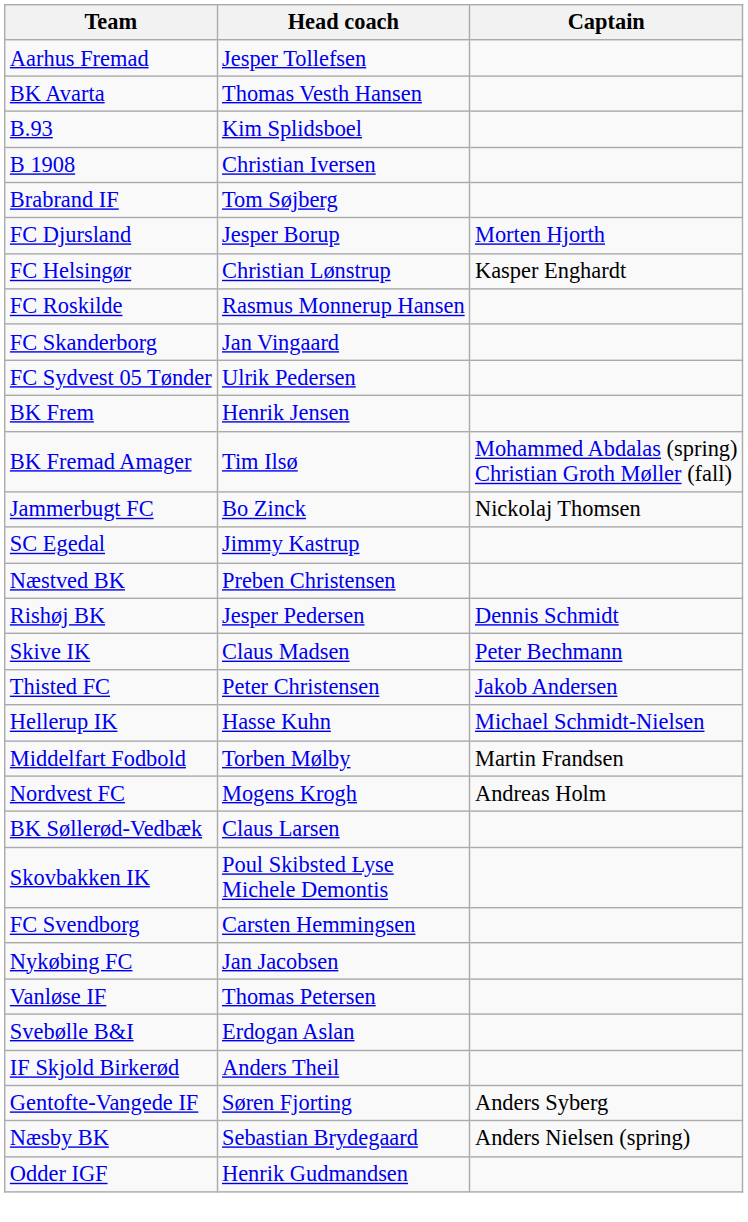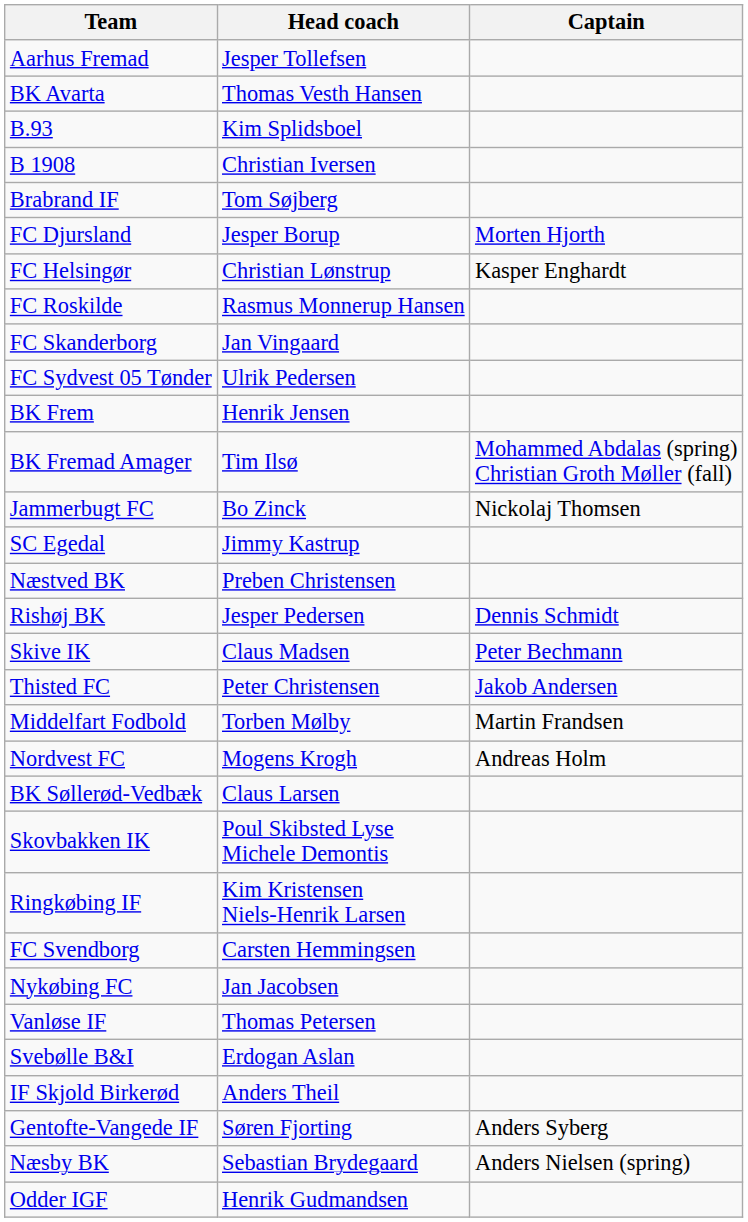- row: (64, 722)
+ row: (76, 902)
